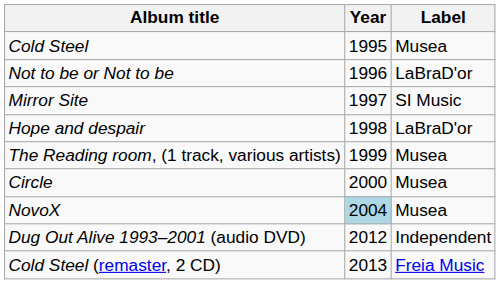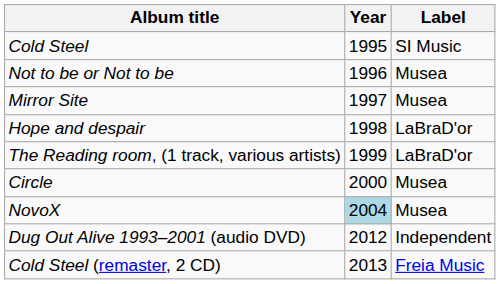(421, 45) Musea -> (428, 45) SI Music
(434, 73) LaBraD'or -> (421, 73) Musea
(428, 100) SI Music -> (421, 100) Musea
(421, 155) Musea -> (434, 155) LaBraD'or
